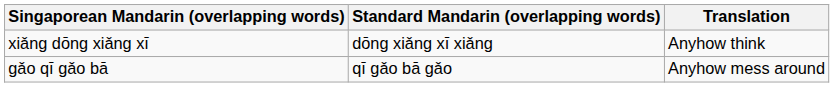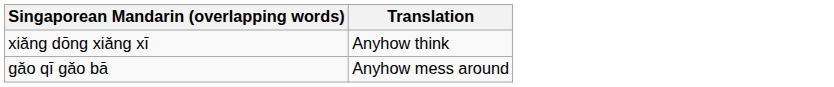- column: (506, 17)
